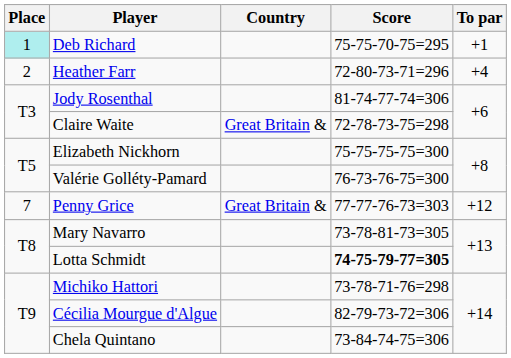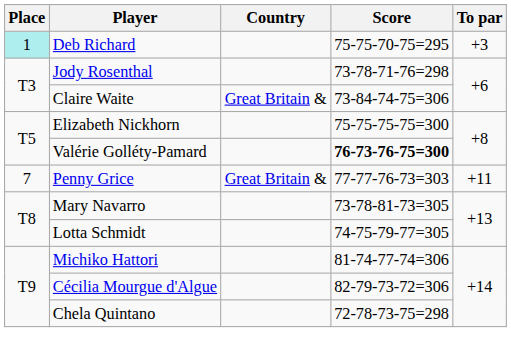(480, 44) +1 -> (480, 44) +3
- row: (94, 71)
(392, 98) 81-74-77-74=306 -> (392, 71) 73-78-71-76=298
(392, 125) 72-78-73-75=298 -> (392, 98) 73-84-74-75=306
(392, 178) normal -> (392, 152) bold
(480, 205) +12 -> (480, 178) +11
(392, 259) bold -> (392, 232) normal
(392, 286) 73-78-71-76=298 -> (392, 259) 81-74-77-74=306
(392, 339) 73-84-74-75=306 -> (392, 313) 72-78-73-75=298
